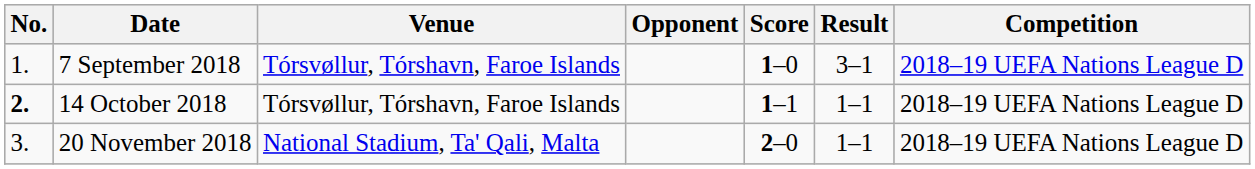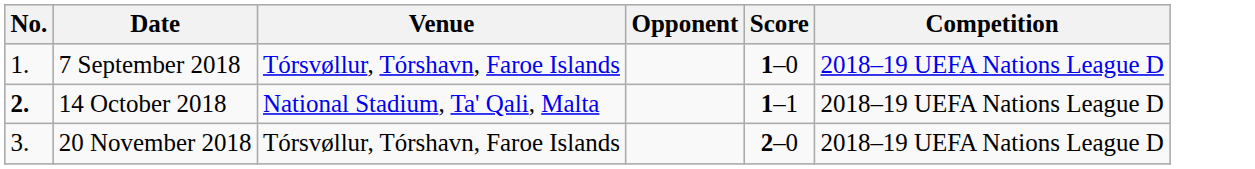- column: (854, 24)
(441, 103) Tórsvøllur, Tórshavn, Faroe Islands -> (431, 103) National Stadium, Ta' Qali, Malta
(431, 143) National Stadium, Ta' Qali, Malta -> (441, 143) Tórsvøllur, Tórshavn, Faroe Islands
